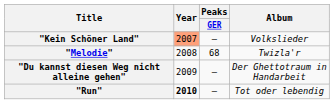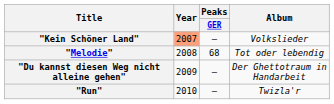(279, 53) Twizla'r -> (279, 53) Tot oder lebendig
(187, 91) bold -> (187, 91) normal
(279, 91) Tot oder lebendig -> (279, 91) Twizla'r
